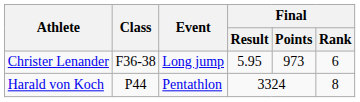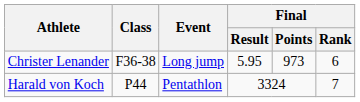(335, 85) 8 -> (335, 85) 7
